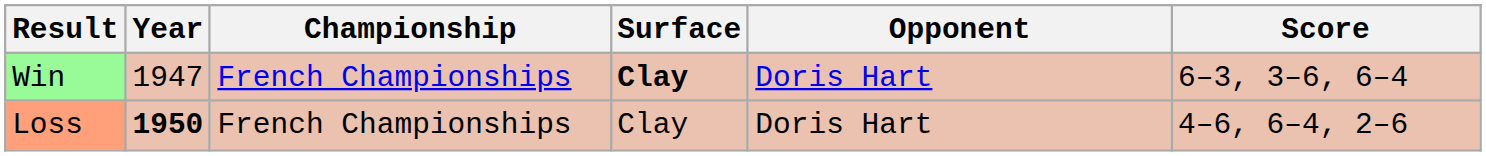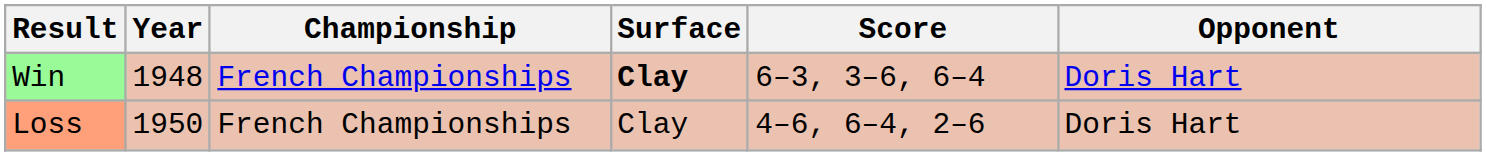columns swapped: (960, 29) <-> (1326, 29)
(168, 77) 1947 -> (168, 77) 1948
(168, 125) bold -> (168, 125) normal
